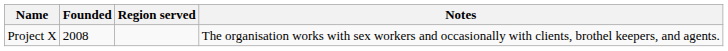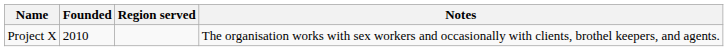(76, 35) 2008 -> (76, 35) 2010
